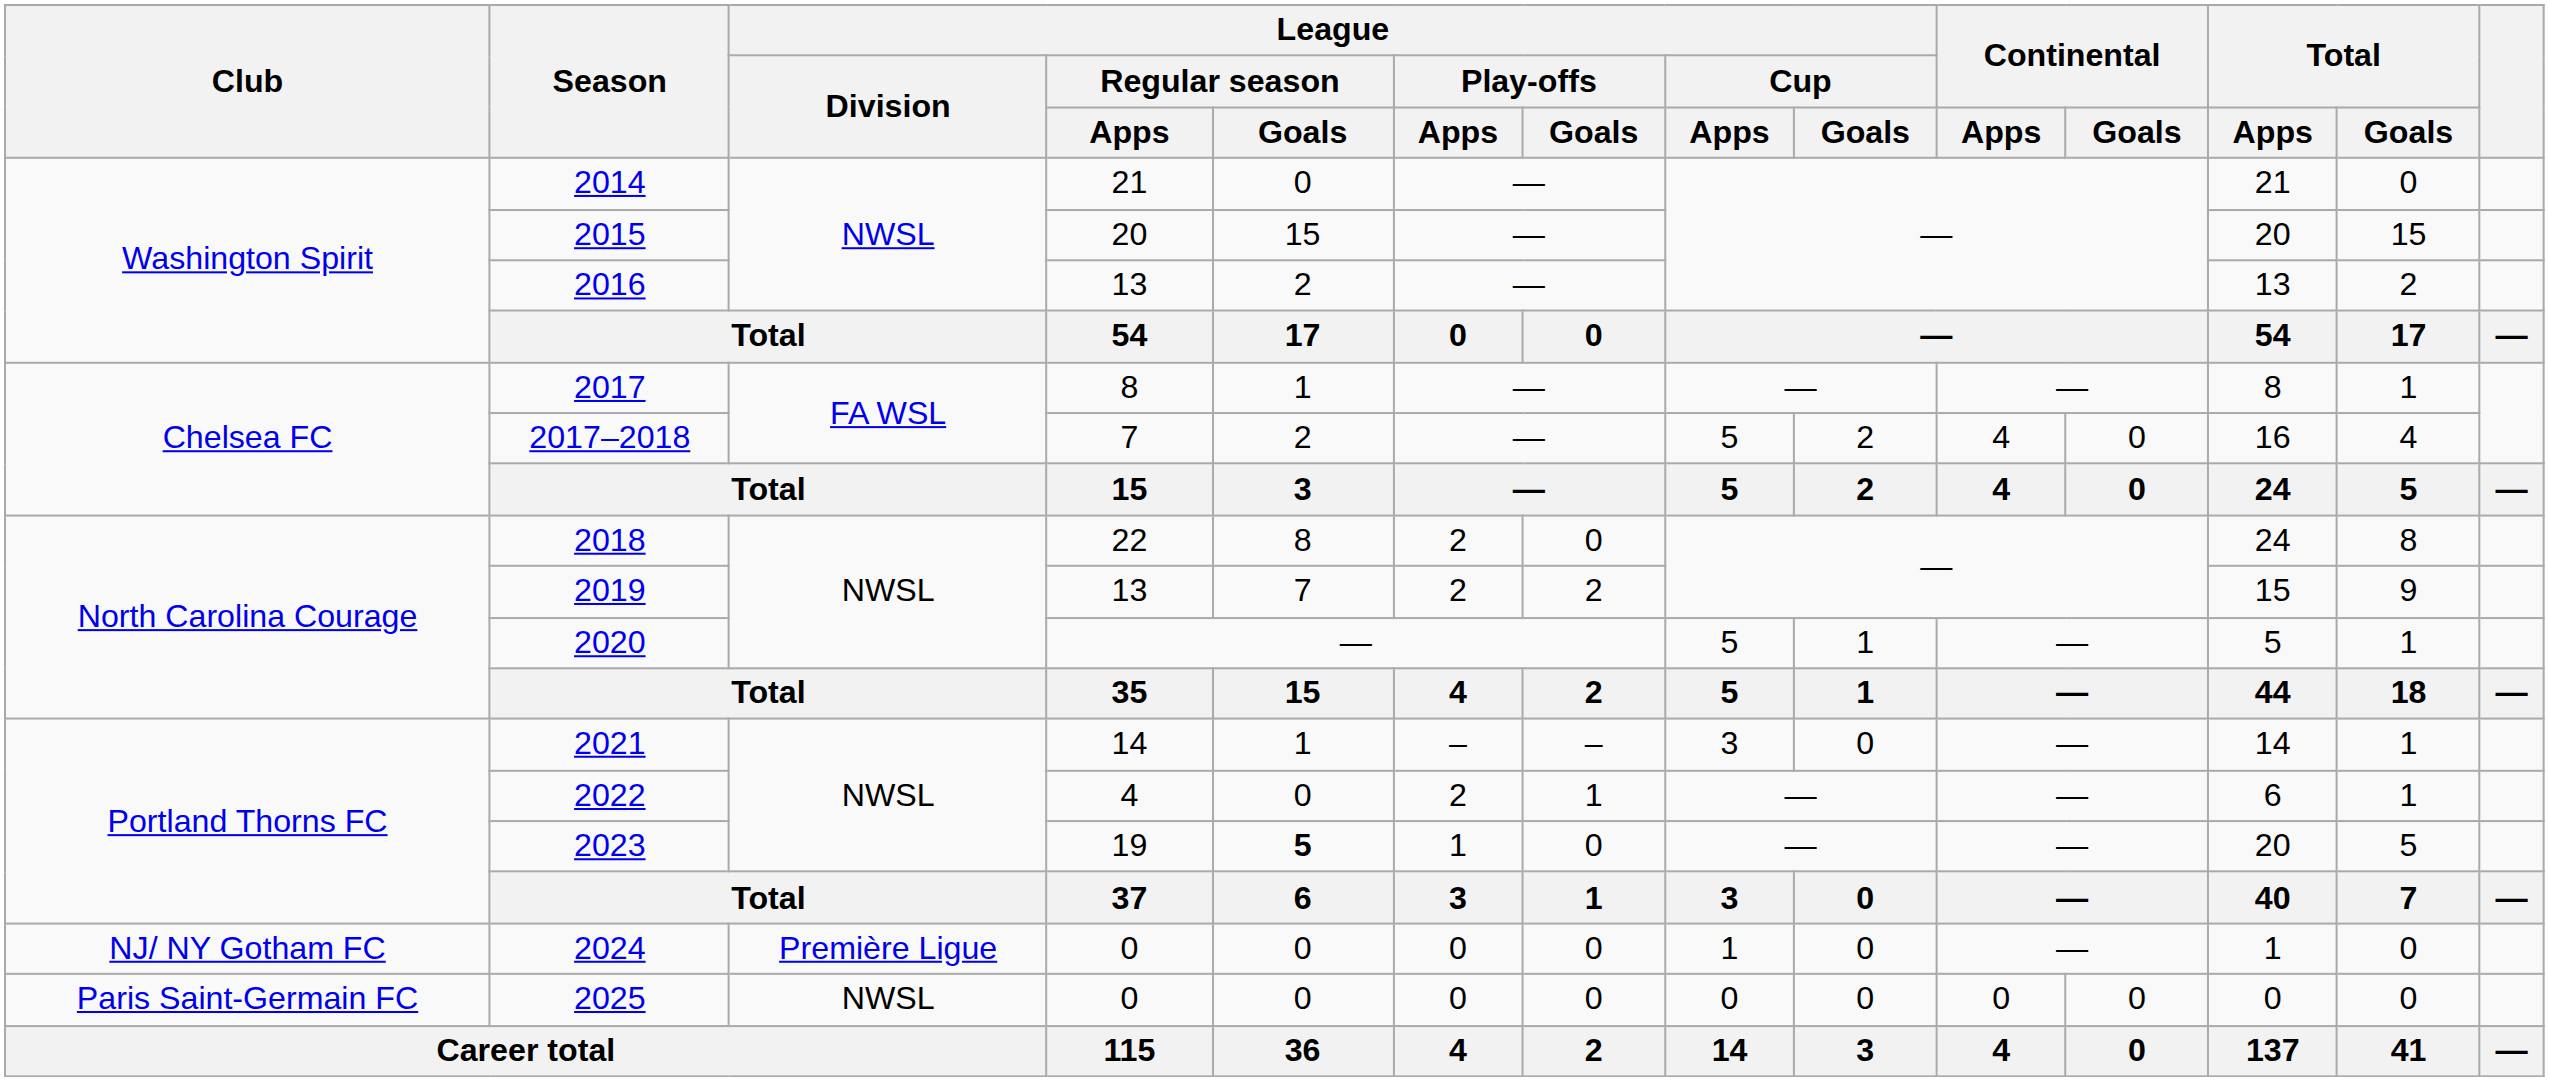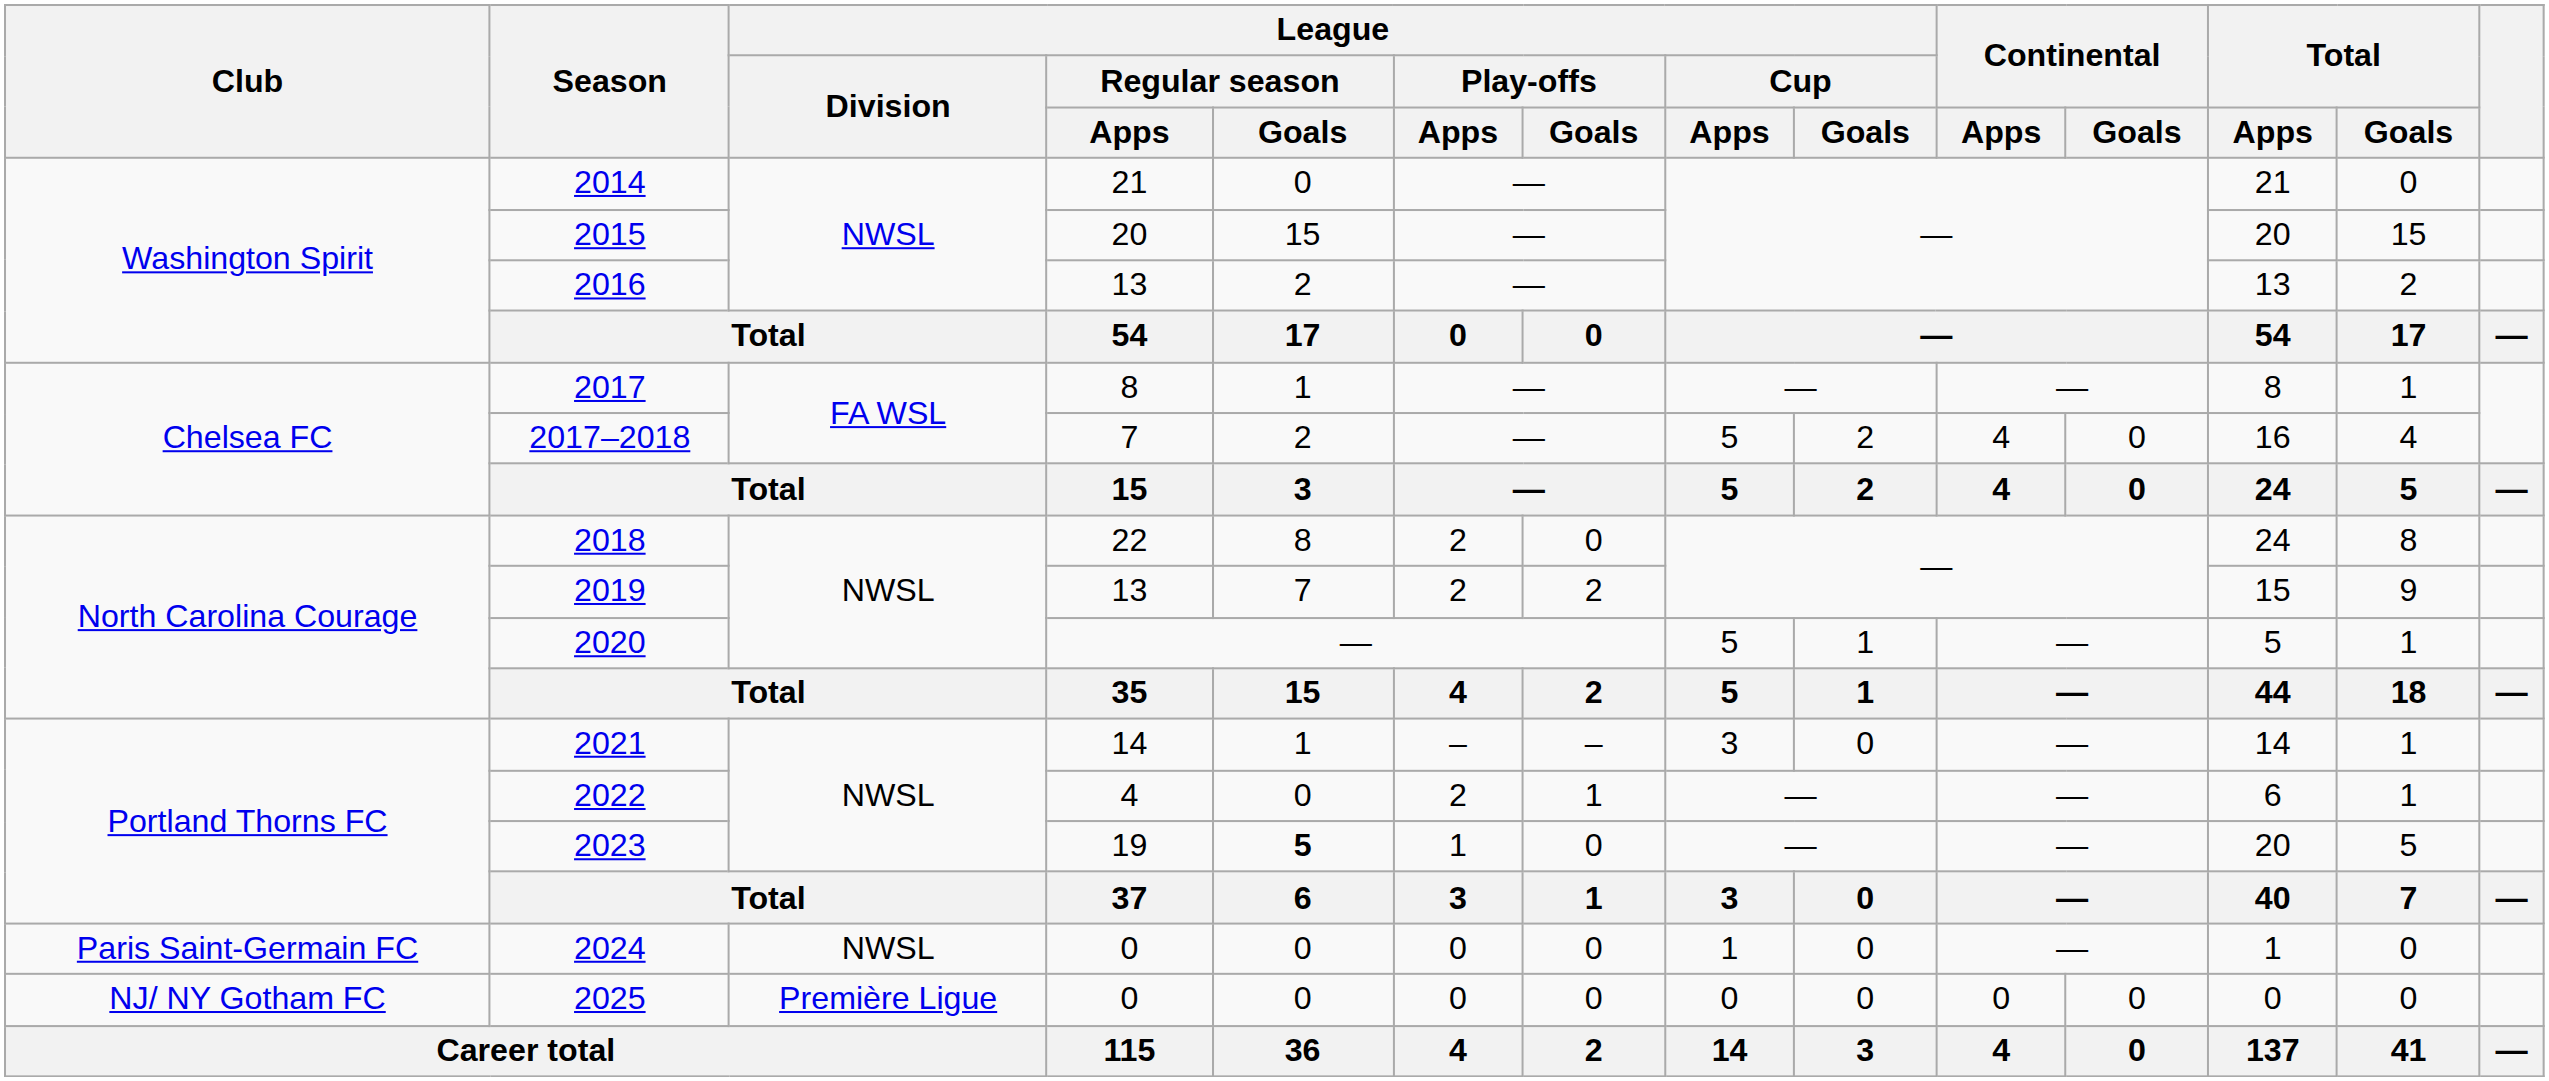(248, 948) NJ/ NY Gotham FC -> (248, 948) Paris Saint-Germain FC
(888, 948) Première Ligue -> (888, 948) NWSL
(248, 999) Paris Saint-Germain FC -> (248, 999) NJ/ NY Gotham FC
(888, 999) NWSL -> (888, 999) Première Ligue
